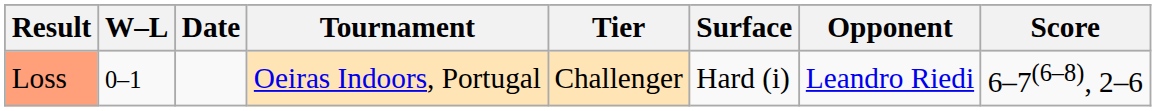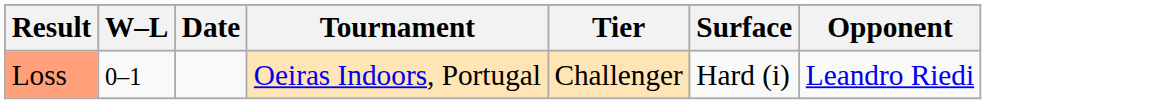- column: (1065, 27)
